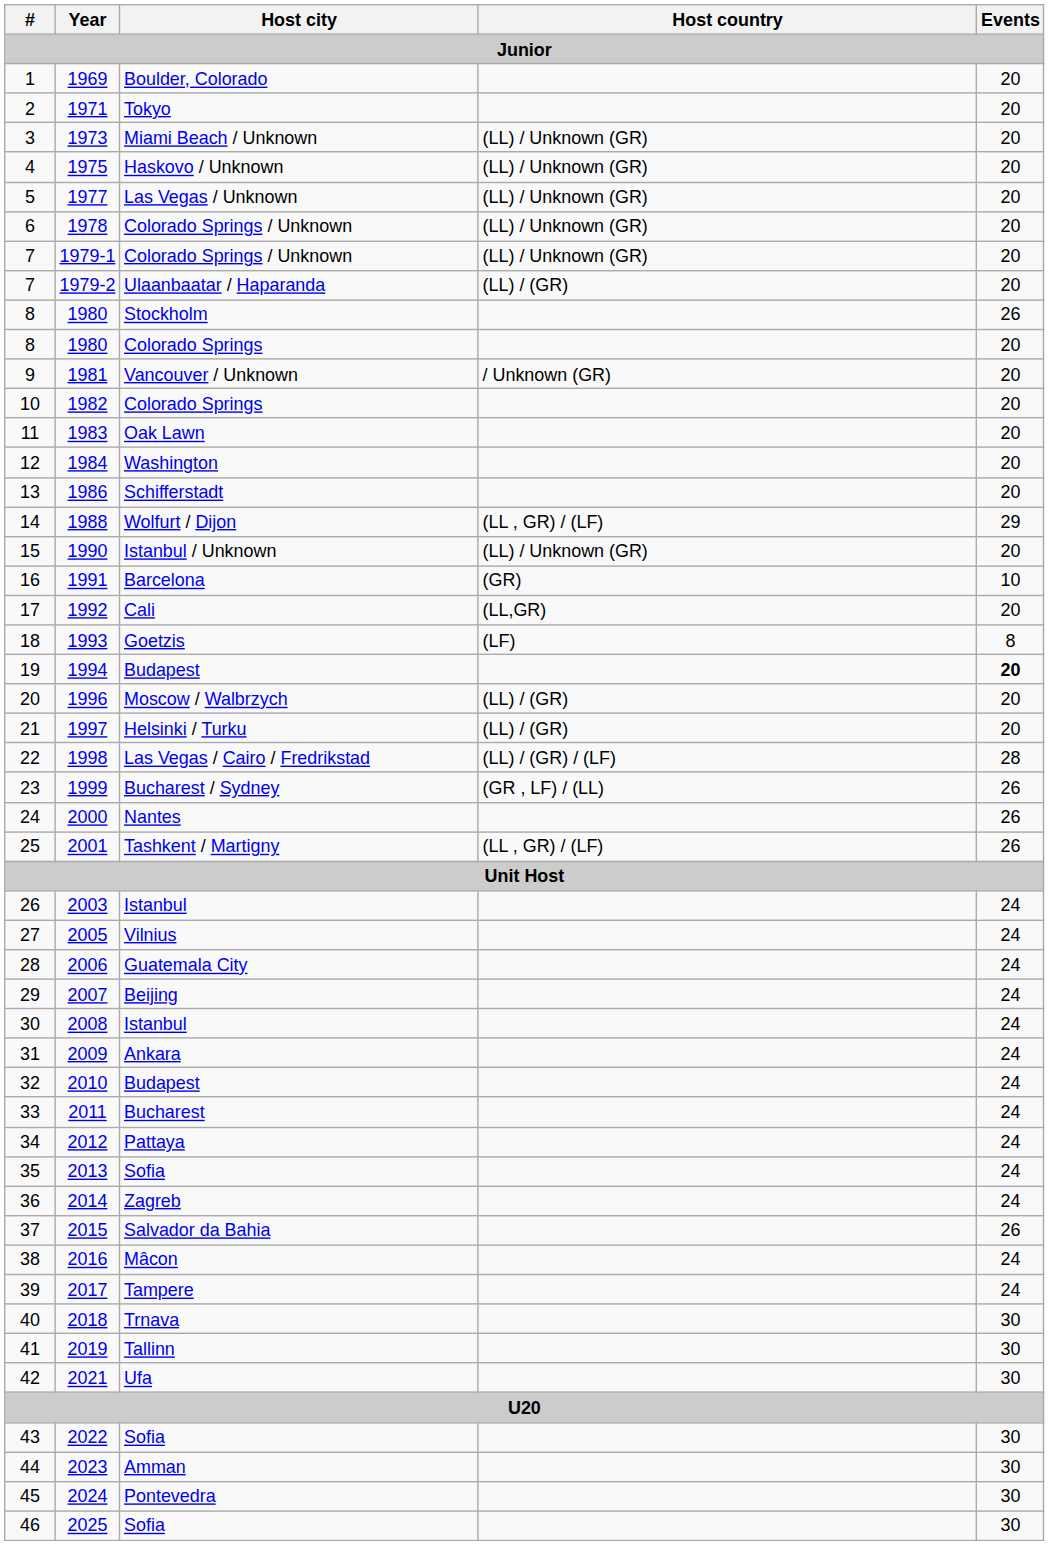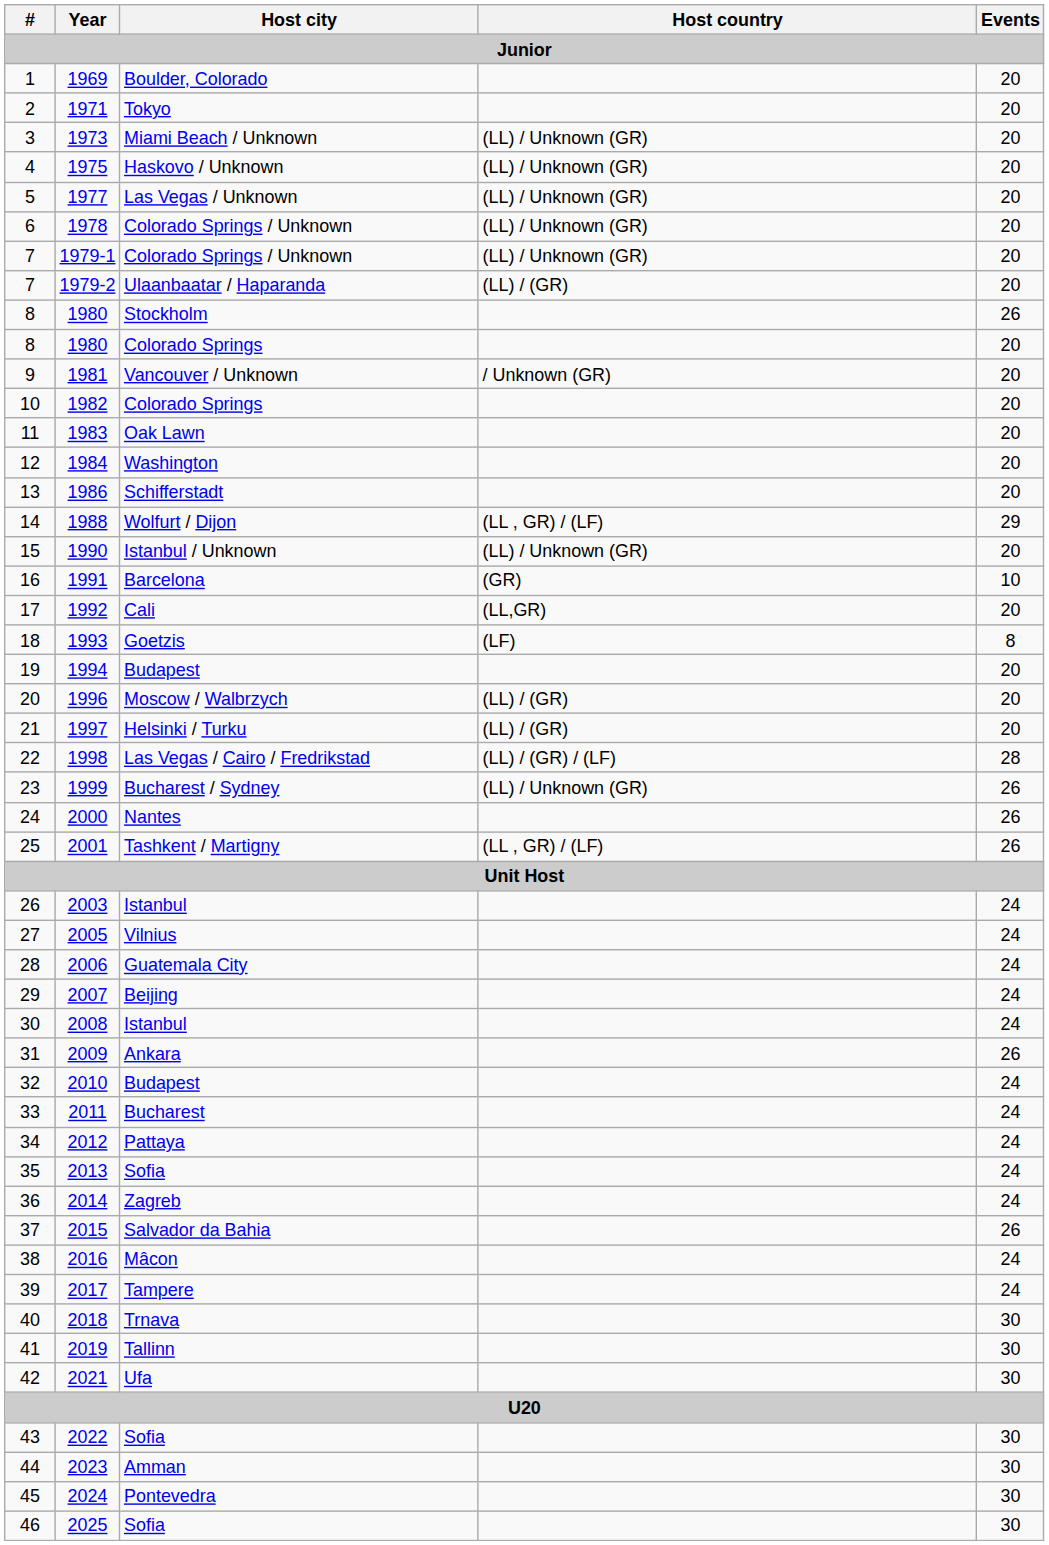(1010, 669) bold -> (1010, 669) normal
(543, 787) (GR , LF) / (LL) -> (565, 787) (LL) / Unknown (GR)
(1010, 1053) 24 -> (1010, 1053) 26
